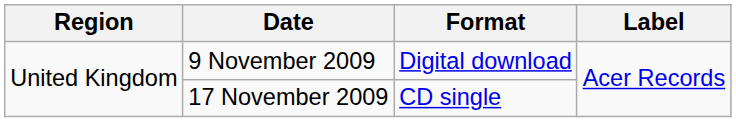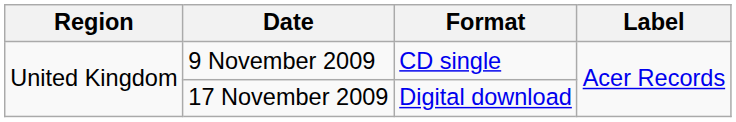(486, 60) Digital download -> (450, 60) CD single
(450, 97) CD single -> (486, 97) Digital download
